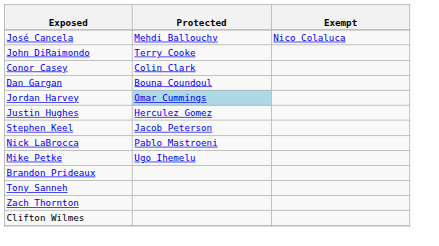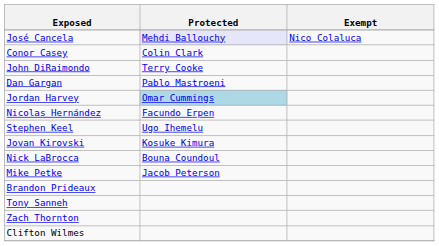(176, 38) no background -> (184, 38) lavender background
rows swapped: (37, 68) <-> (48, 53)
(173, 83) Bouna Coundoul -> (184, 83) Pablo Mastroeni
+ row: (54, 113)
- row: (43, 113)
(173, 128) Jacob Peterson -> (173, 128) Ugo Ihemelu
+ row: (45, 143)
(176, 143) Pablo Mastroeni -> (181, 158) Bouna Coundoul
(165, 158) Ugo Ihemelu -> (181, 173) Jacob Peterson
